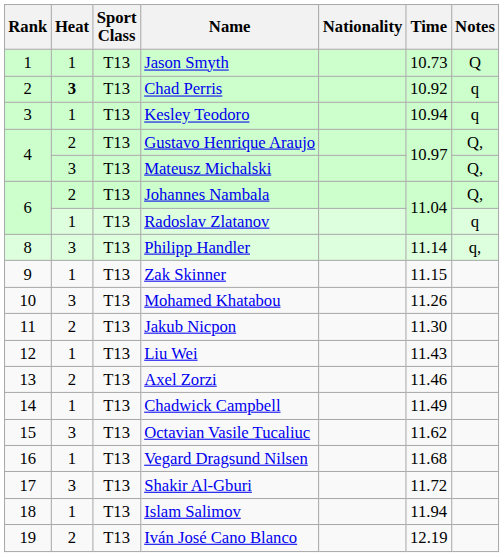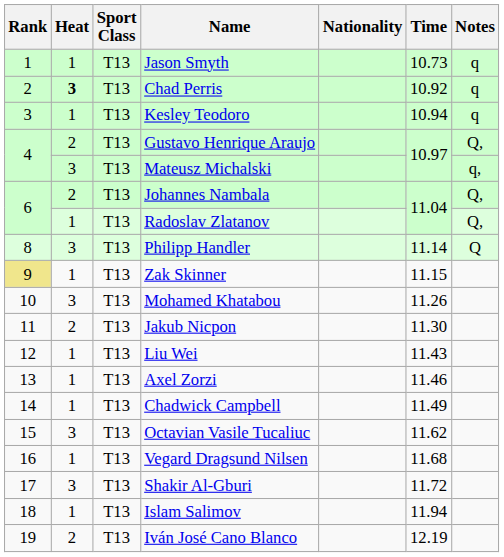(475, 62) Q -> (475, 62) q
(475, 168) Q, -> (475, 168) q,
(475, 221) q -> (475, 221) Q,
(475, 247) q, -> (475, 247) Q
(28, 273) no background -> (28, 273) khaki background
(72, 379) 2 -> (72, 379) 1
